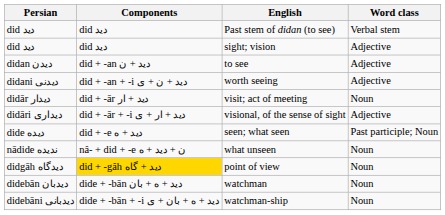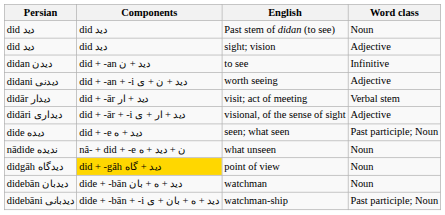(375, 29) Verbal stem -> (362, 29) Noun
(371, 63) Adjective -> (370, 63) Infinitive
(362, 98) Noun -> (375, 98) Verbal stem
(362, 201) Noun -> (394, 201) Past participle; Noun
